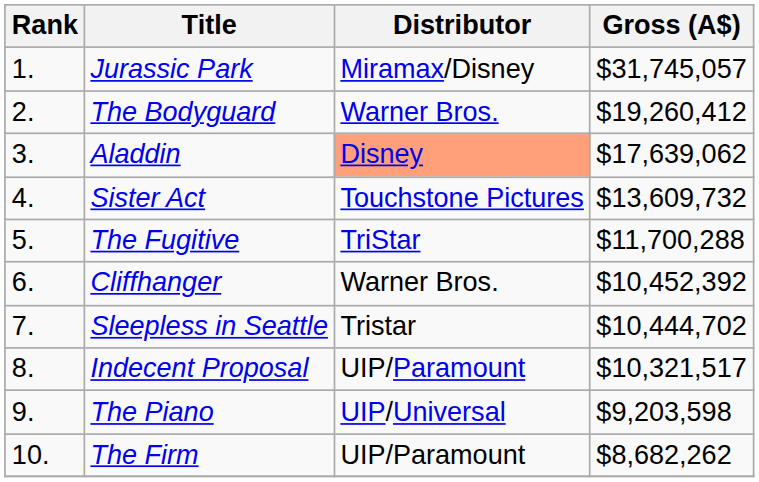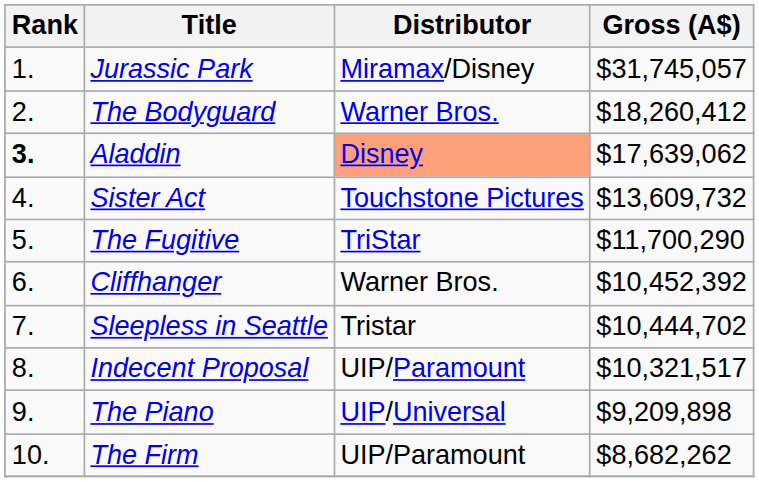(672, 111) $19,260,412 -> (672, 111) $18,260,412
(23, 154) normal -> (23, 154) bold
(671, 240) $11,700,288 -> (671, 240) $11,700,290
(664, 411) $9,203,598 -> (664, 411) $9,209,898
